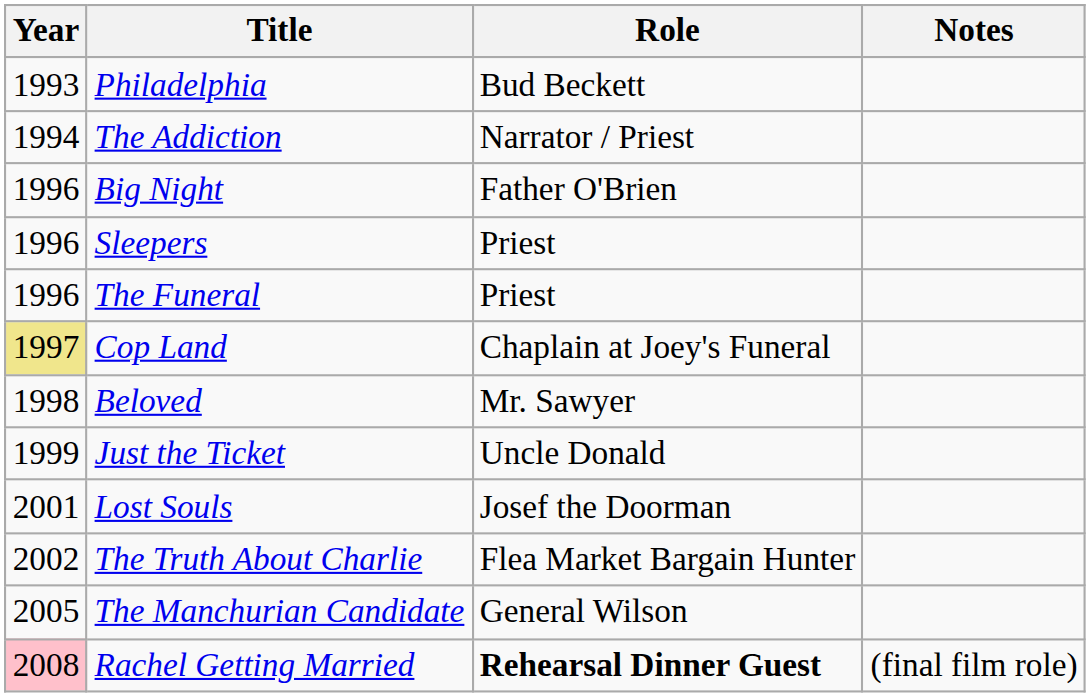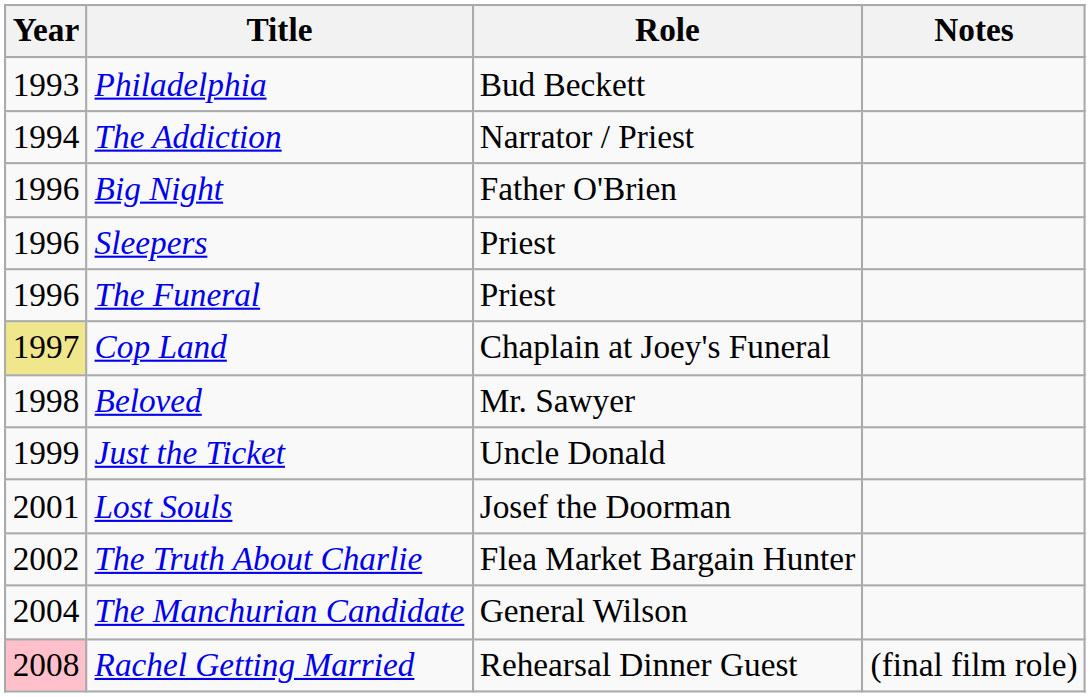(46, 611) 2005 -> (46, 611) 2004
(650, 664) bold -> (639, 664) normal
